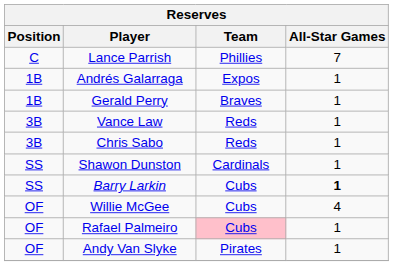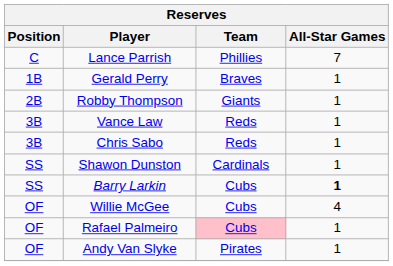- row: (130, 79)
+ row: (130, 100)
